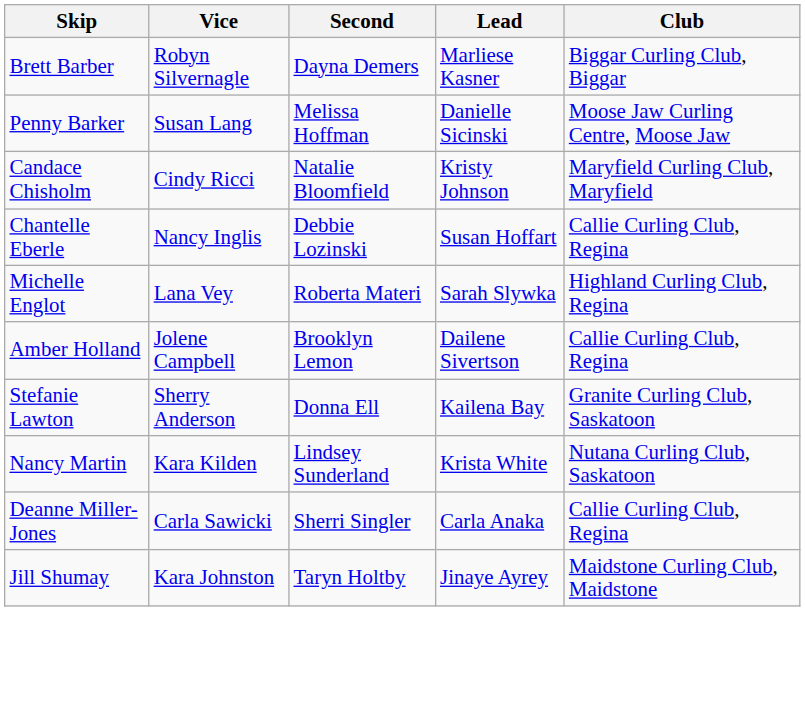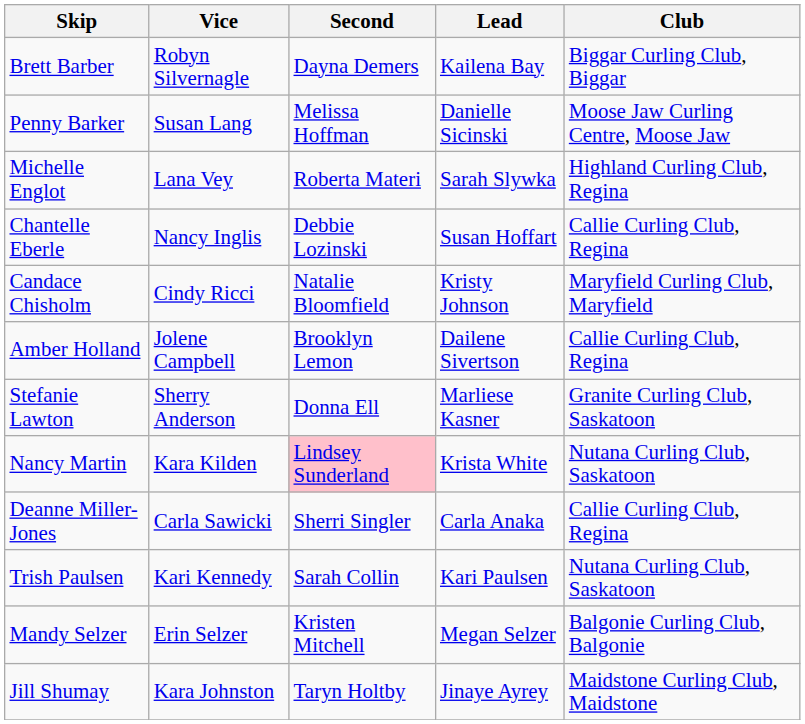(477, 66) Marliese Kasner -> (492, 66) Kailena Bay
rows swapped: (50, 179) <-> (47, 293)
(492, 407) Kailena Bay -> (477, 407) Marliese Kasner
(341, 463) no background -> (341, 463) pink background
+ row: (66, 577)
+ row: (68, 634)
